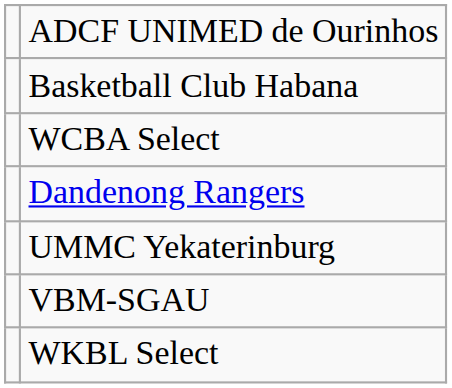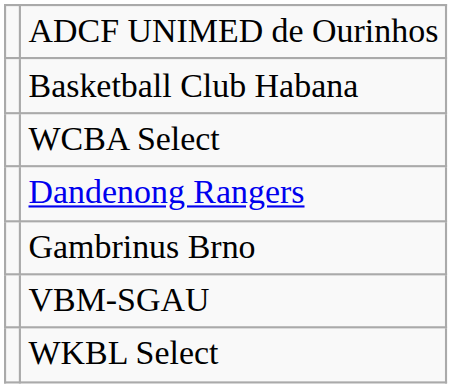+ row: (142, 246)
- row: (182, 246)
